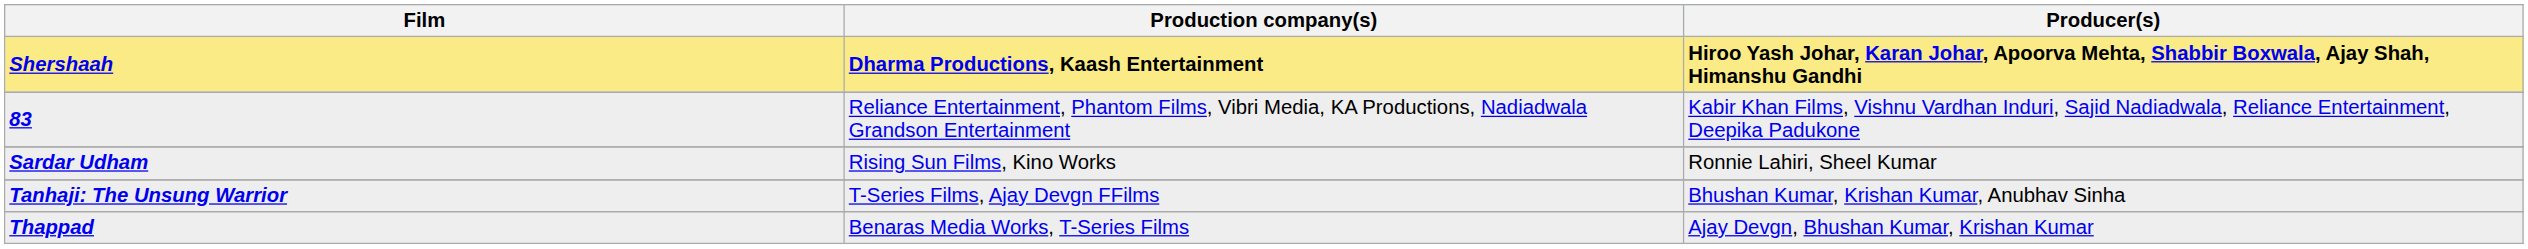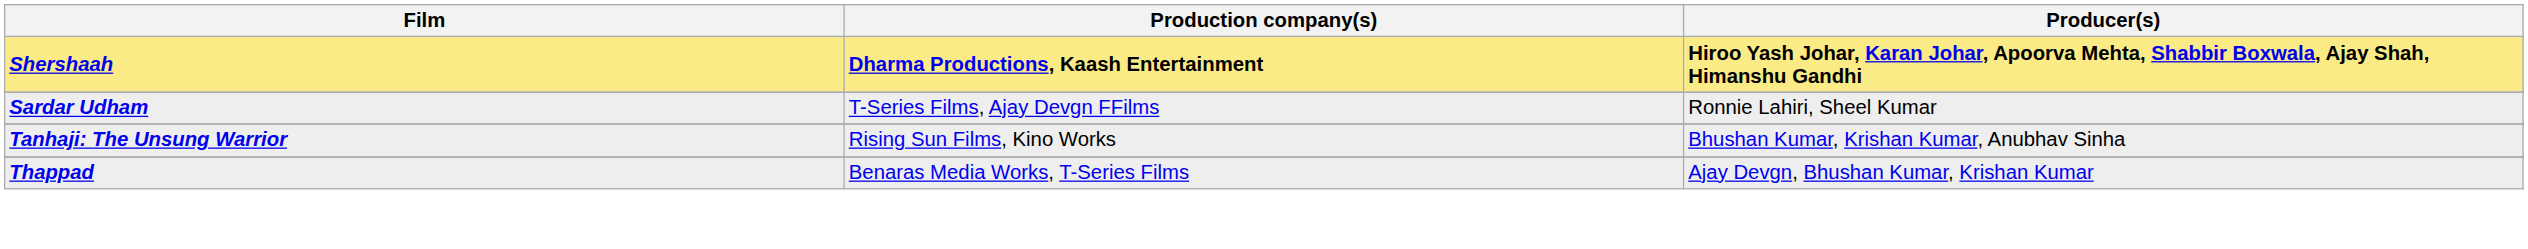- row: (21, 119)
(982, 163) Rising Sun Films, Kino Works -> (1004, 107) T-Series Films, Ajay Devgn FFilms
(1004, 195) T-Series Films, Ajay Devgn FFilms -> (982, 140) Rising Sun Films, Kino Works
